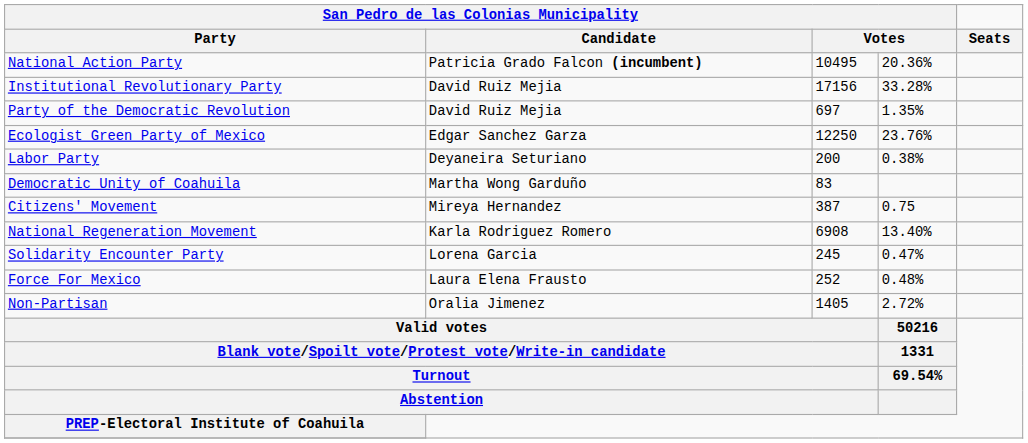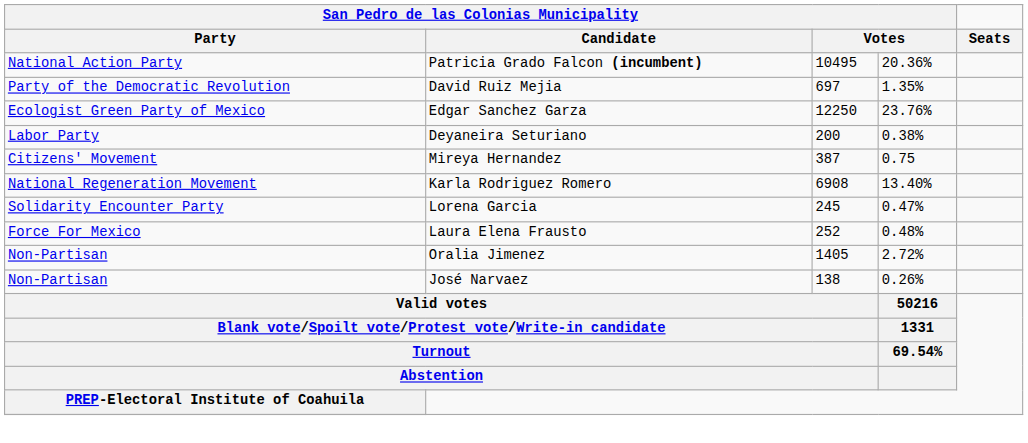- row: (145, 88)
- row: (124, 185)
+ row: (58, 281)
